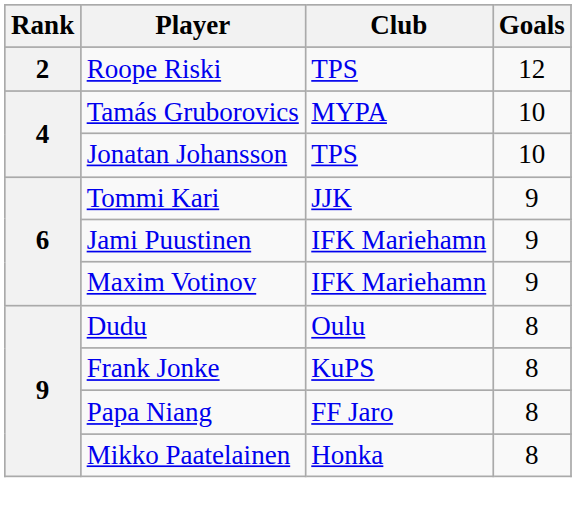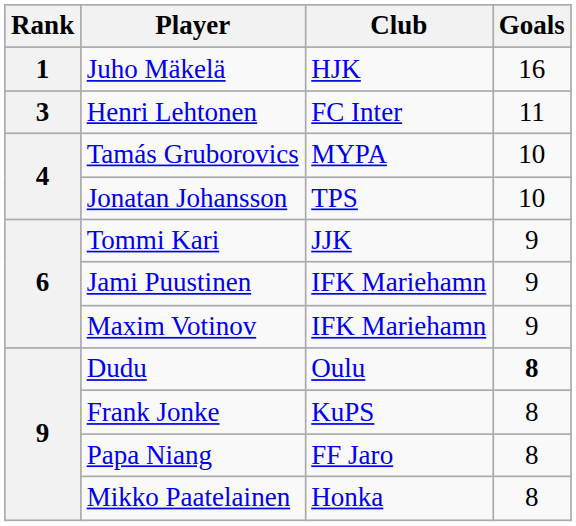+ row: (156, 68)
- row: (154, 68)
+ row: (172, 111)
(532, 326) normal -> (532, 369) bold
